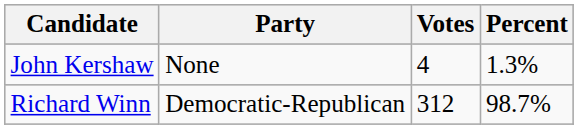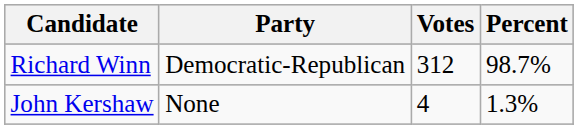rows swapped: (81, 104) <-> (82, 64)
